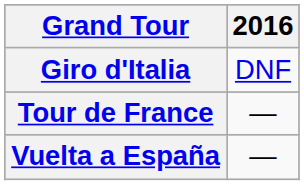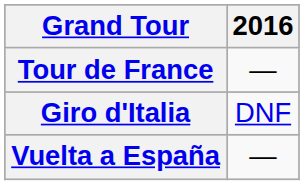rows swapped: (116, 69) <-> (116, 112)
